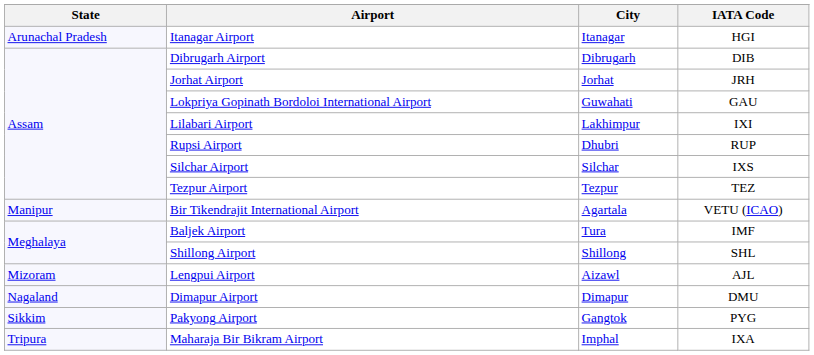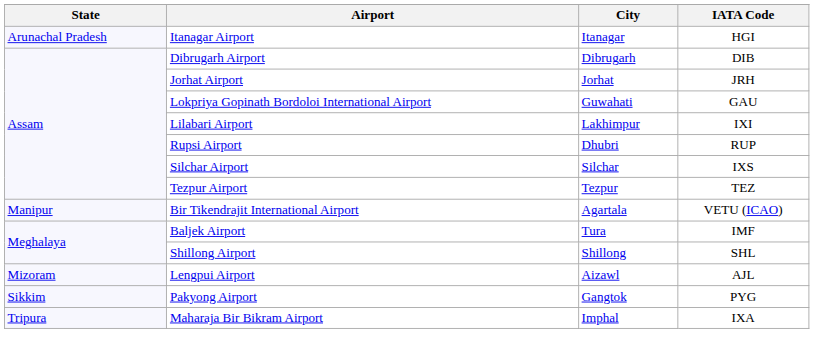- row: (214, 296)
